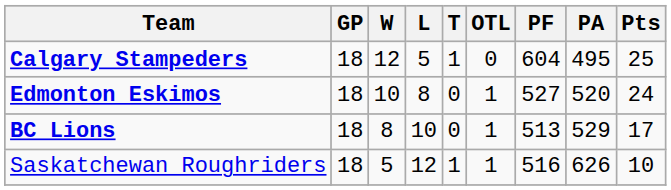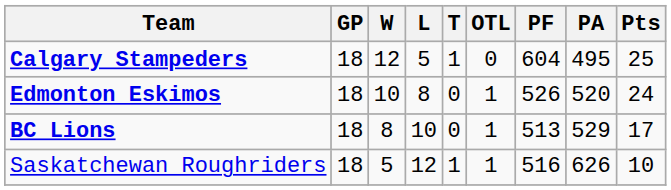(541, 95) 527 -> (541, 95) 526
